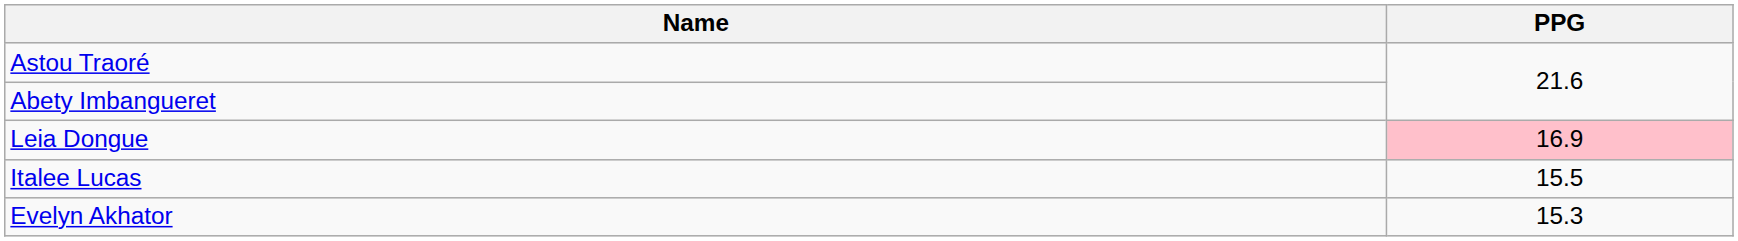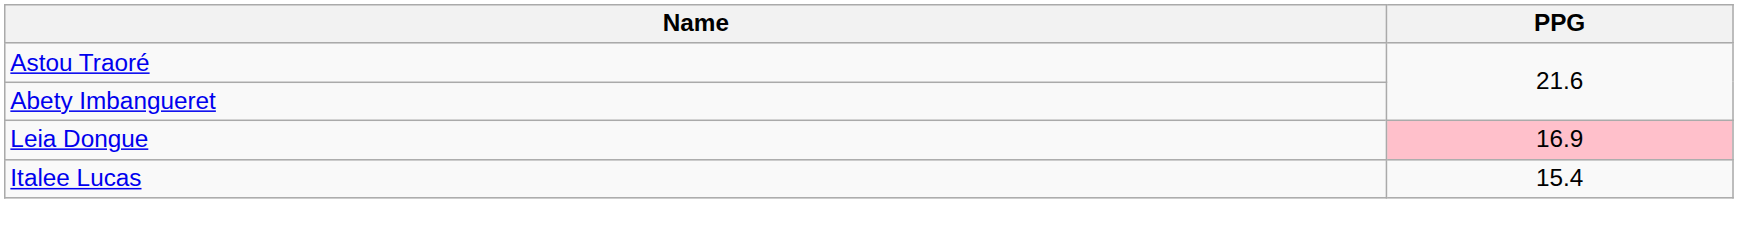(1560, 178) 15.5 -> (1560, 178) 15.4
- row: (91, 216)
